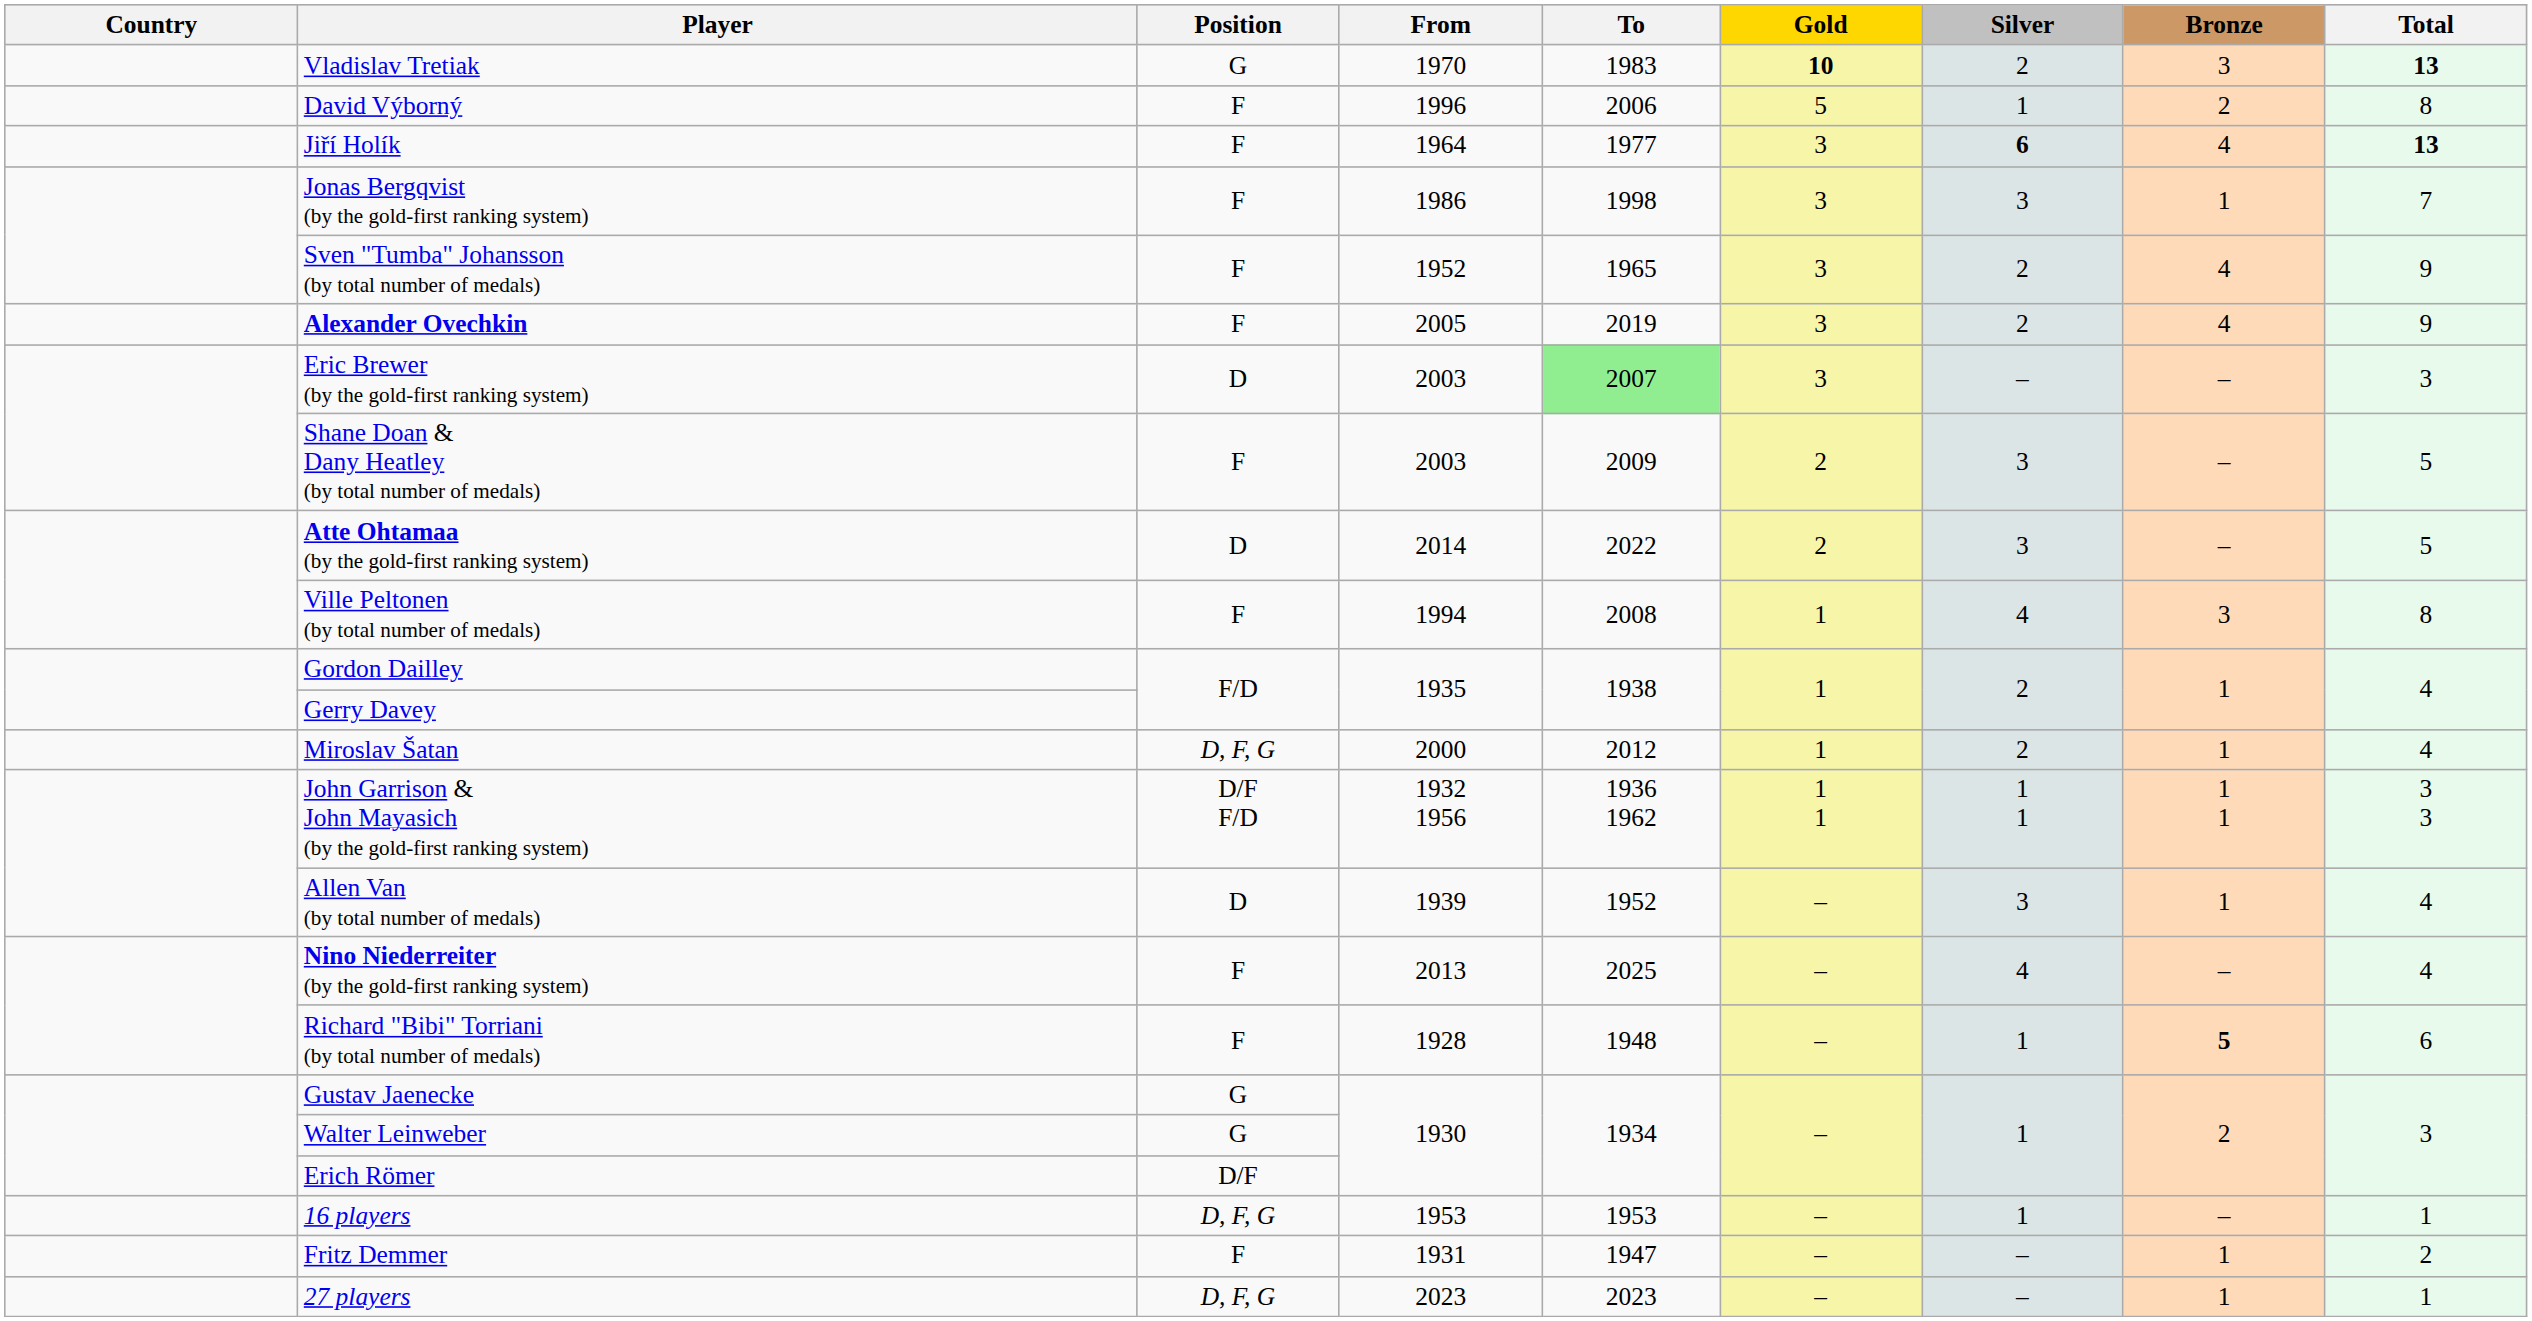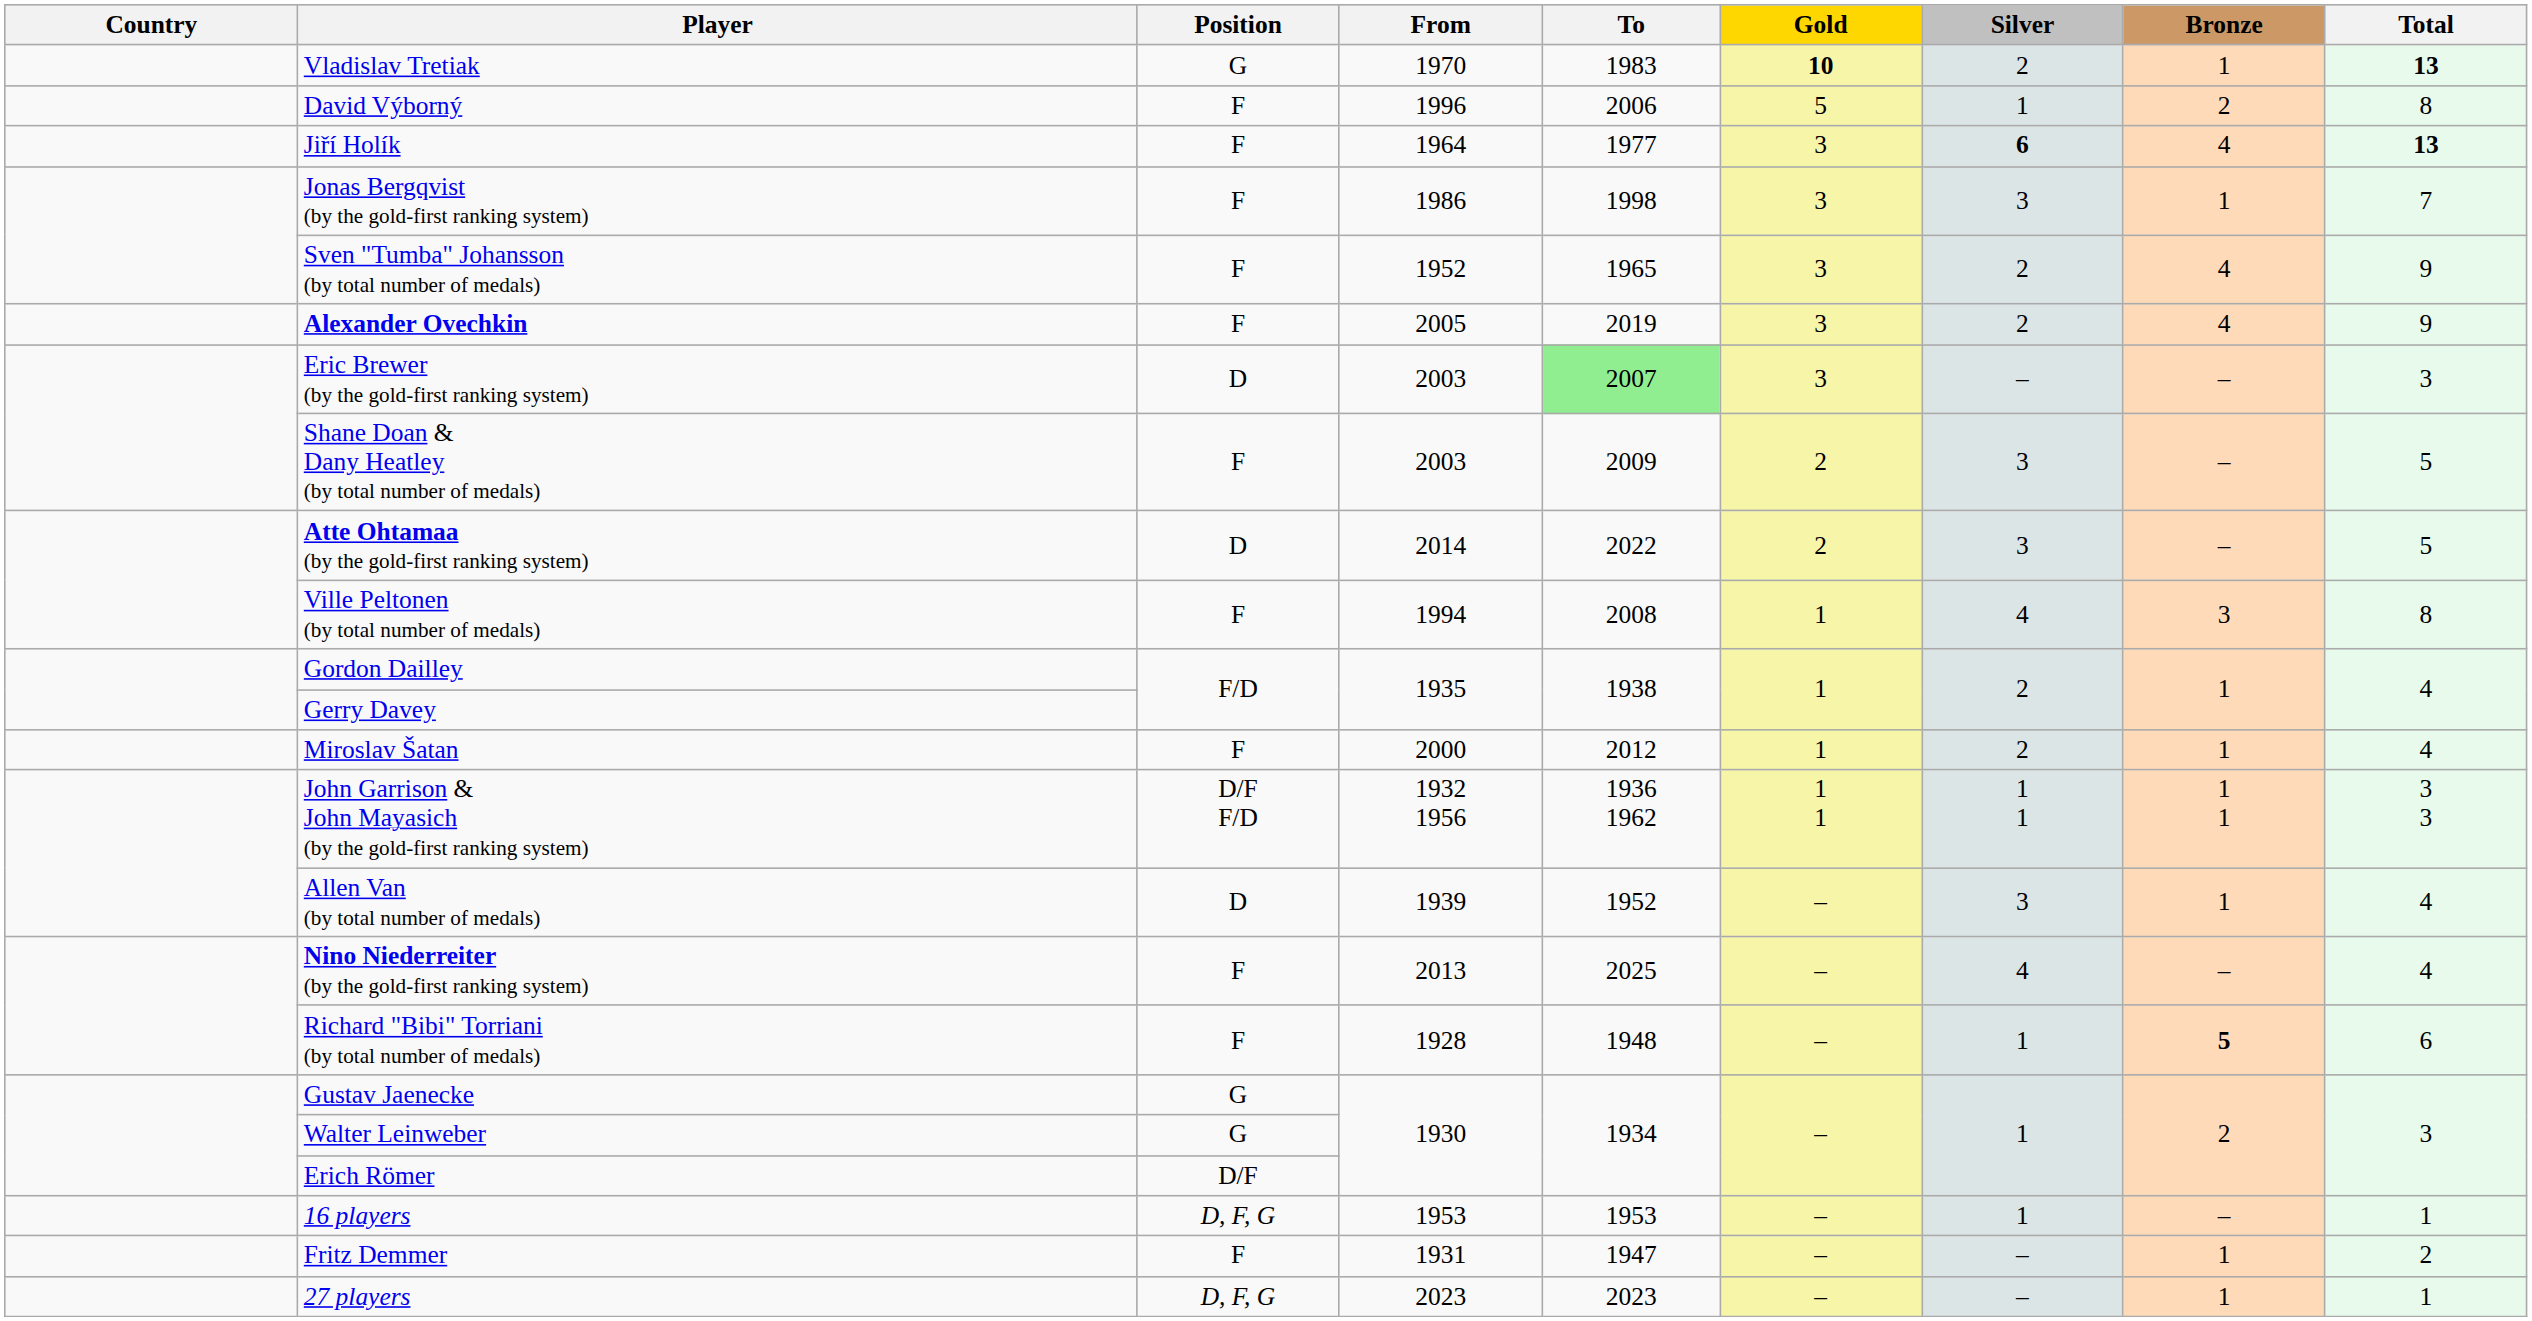(2224, 65) 3 -> (2224, 65) 1
(1238, 749) D, F, G -> (1238, 749) F
